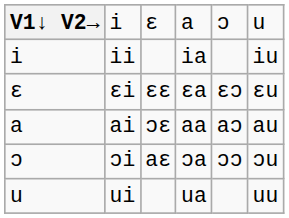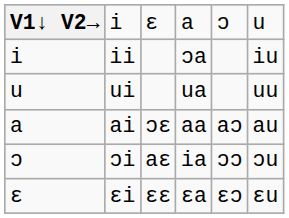(194, 57) ia -> (194, 57) ɔa
rows swapped: (122, 92) <-> (122, 196)
(194, 161) ɔa -> (194, 161) ia
